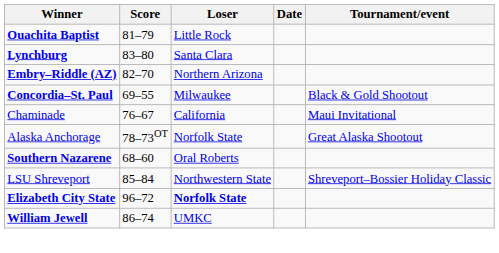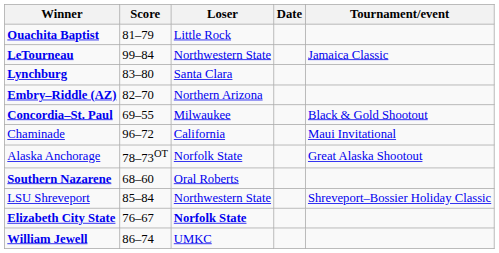+ row: (40, 54)
(138, 114) 76–67 -> (138, 134) 96–72
(138, 198) 96–72 -> (138, 218) 76–67
